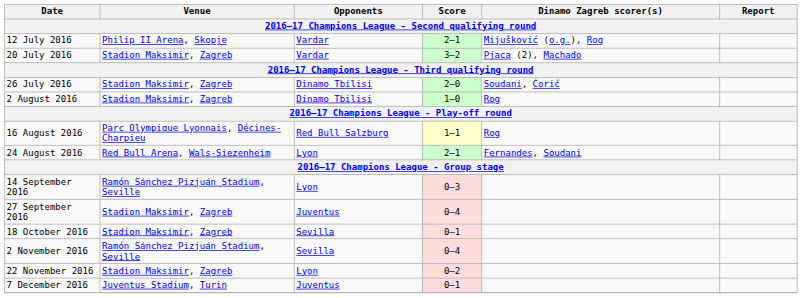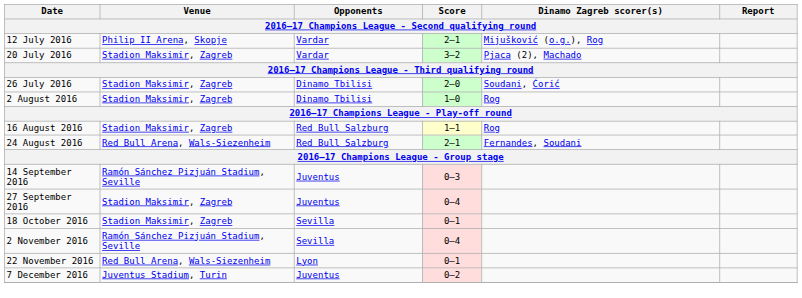(192, 134) Parc Olympique Lyonnais, Décines-Charpieu -> (167, 128) Stadion Maksimir, Zagreb
(307, 153) Lyon -> (342, 143) Red Bull Salzburg
(307, 187) Lyon -> (318, 177) Juventus
(167, 271) Stadion Maksimir, Zagreb -> (186, 261) Red Bull Arena, Wals-Siezenheim
(452, 271) 0–2 -> (452, 261) 0–1
(452, 286) 0–1 -> (452, 276) 0–2
